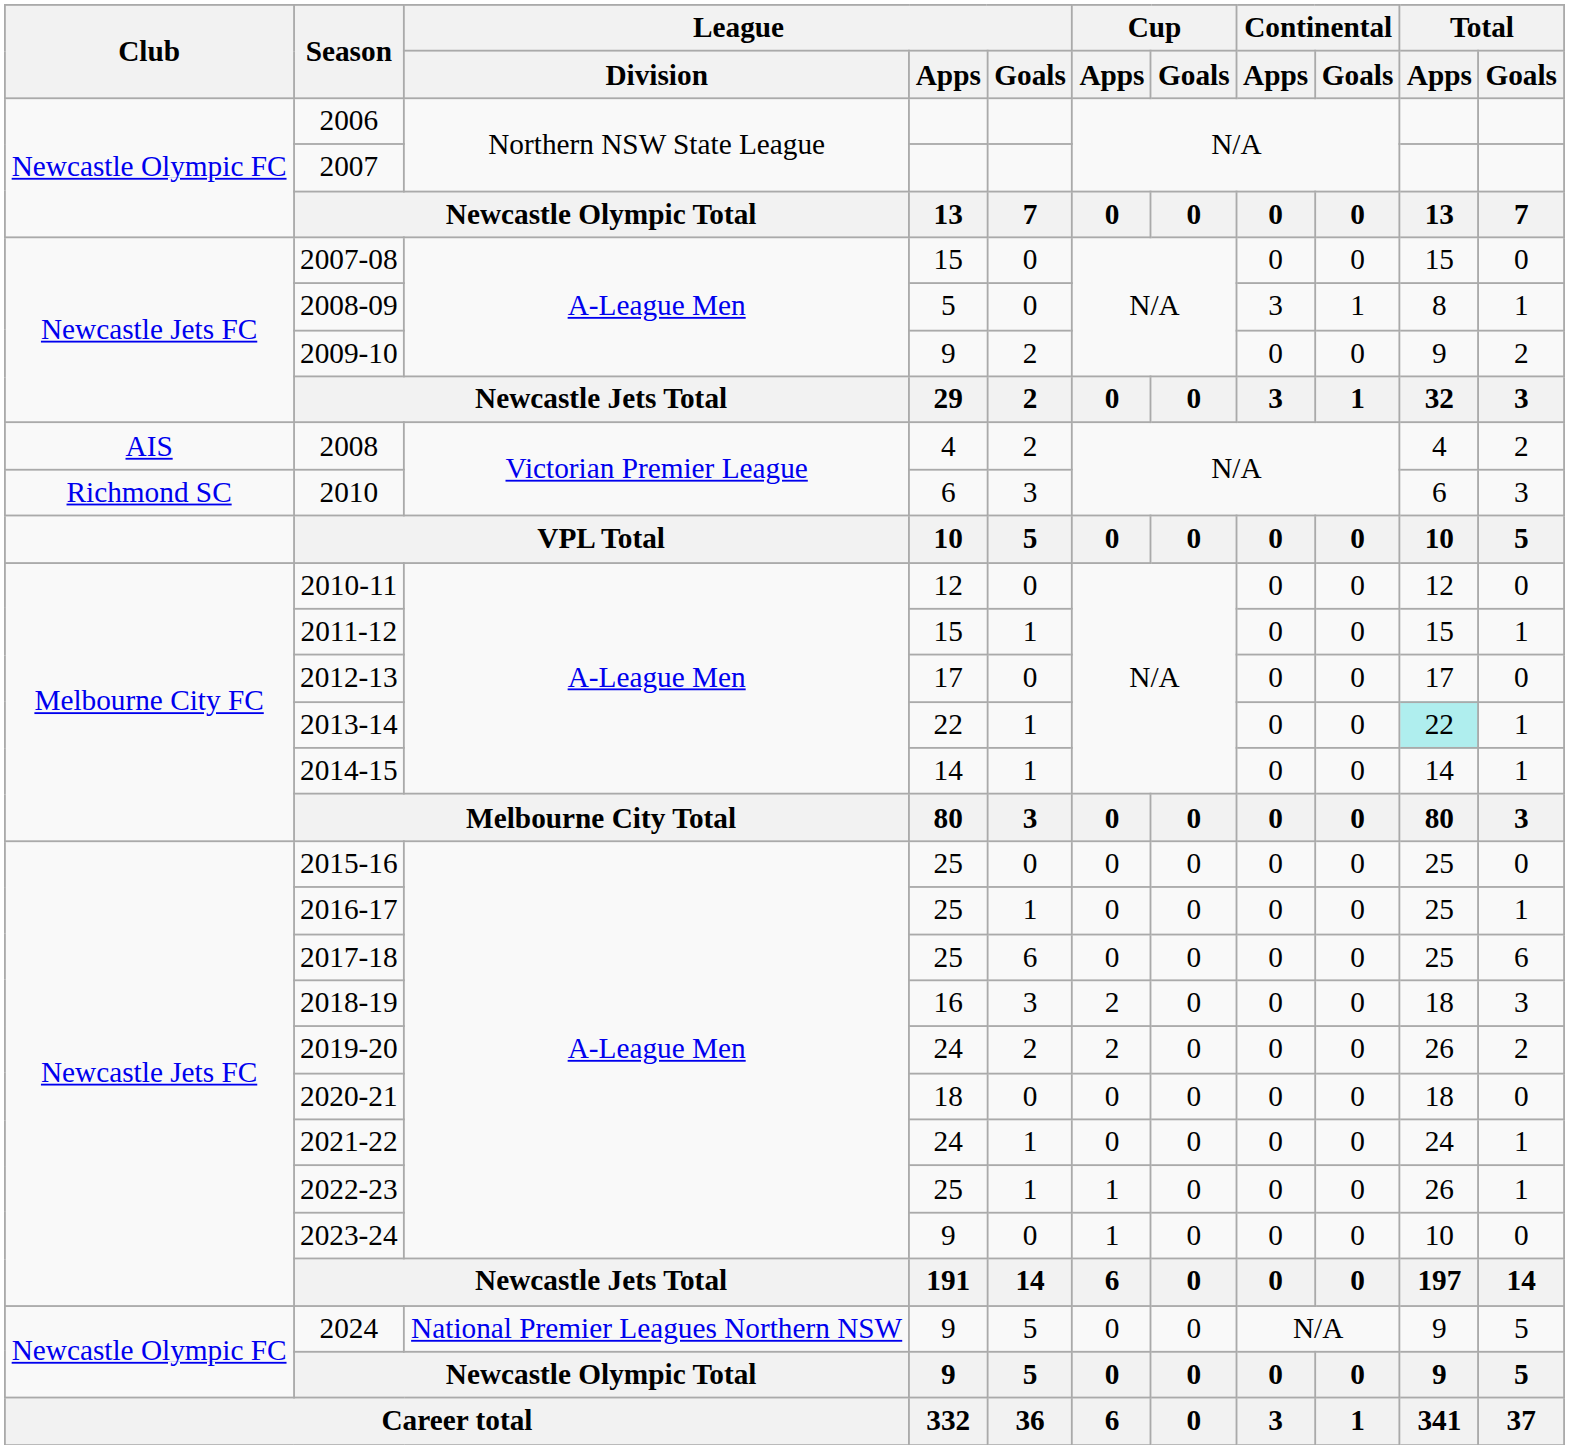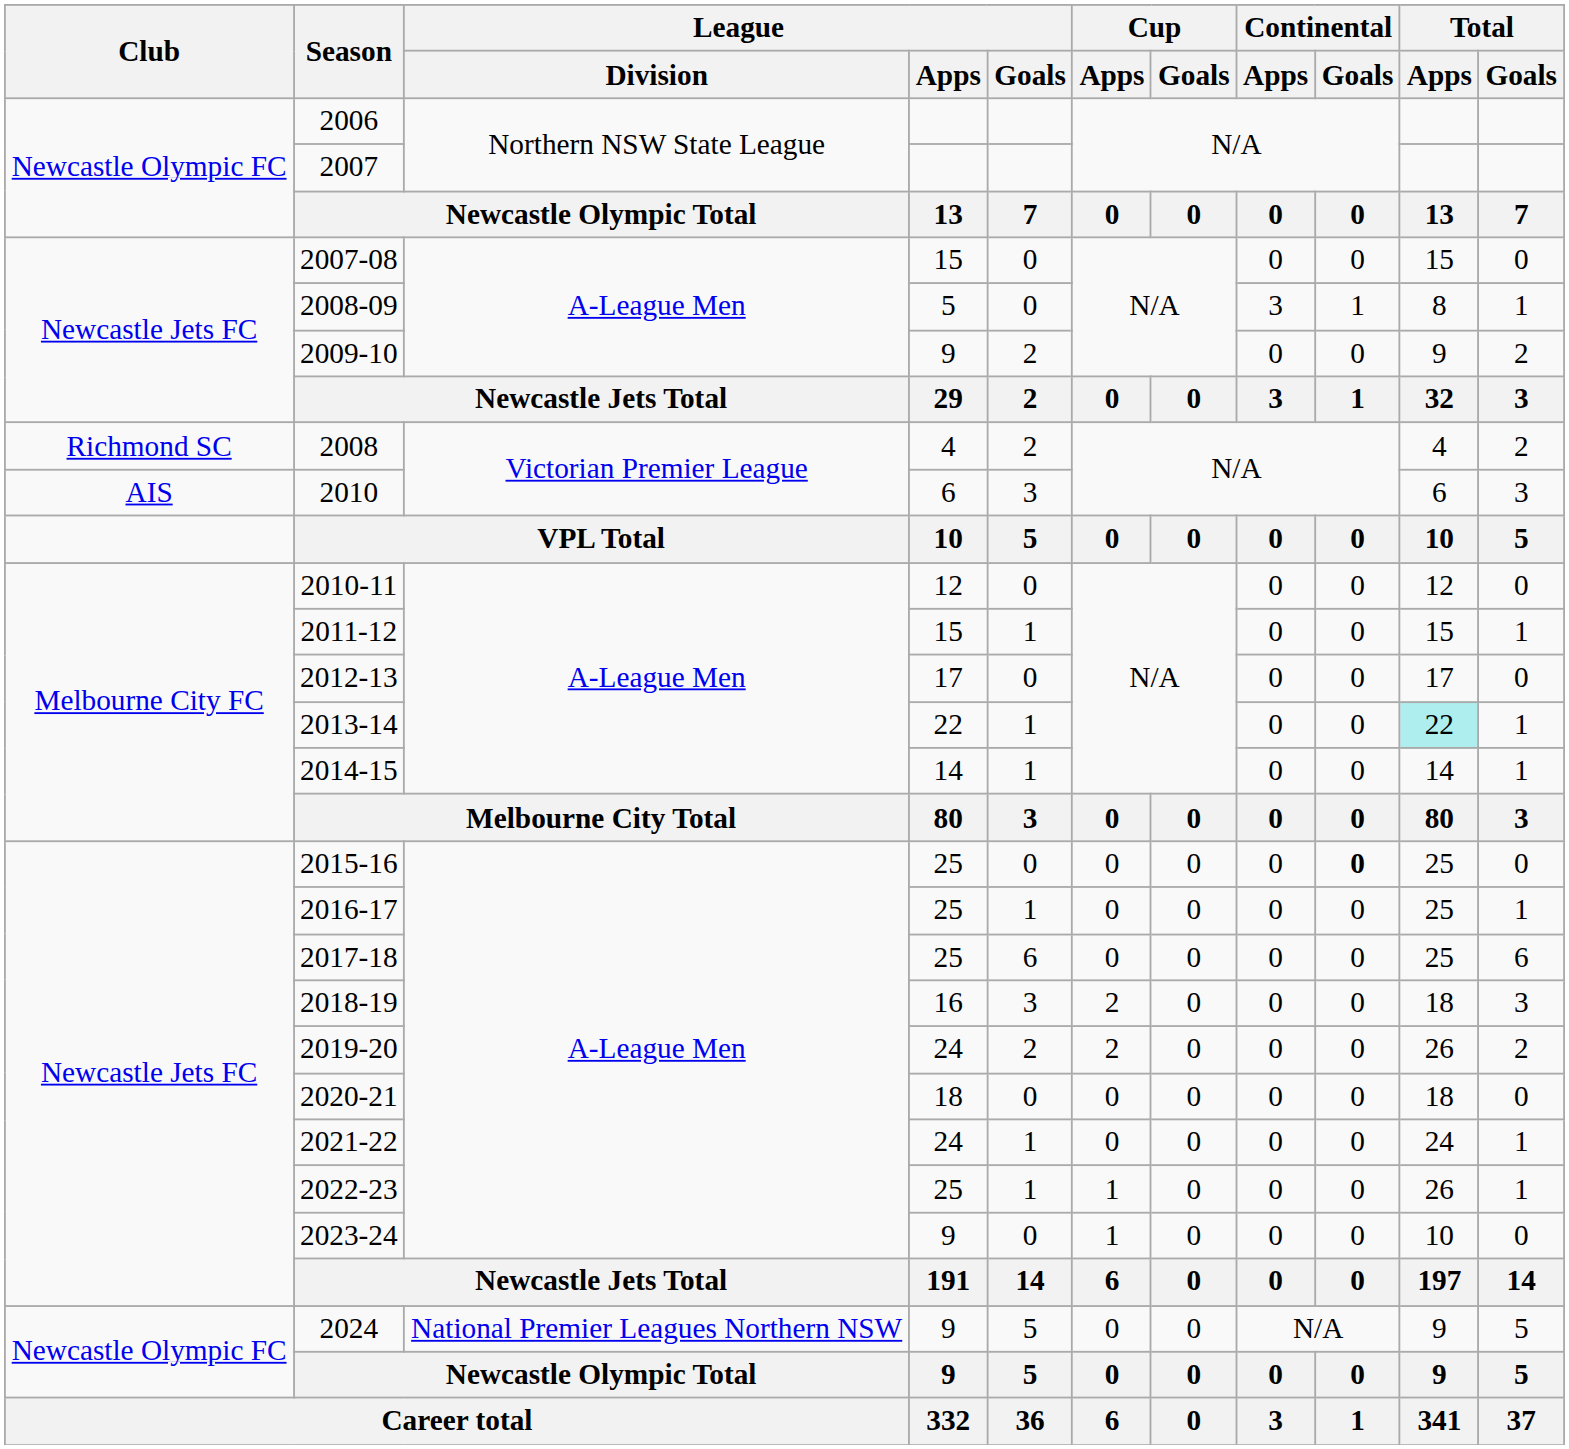(149, 445) AIS -> (149, 445) Richmond SC
(149, 492) Richmond SC -> (149, 492) AIS
(1358, 863) normal -> (1358, 863) bold
